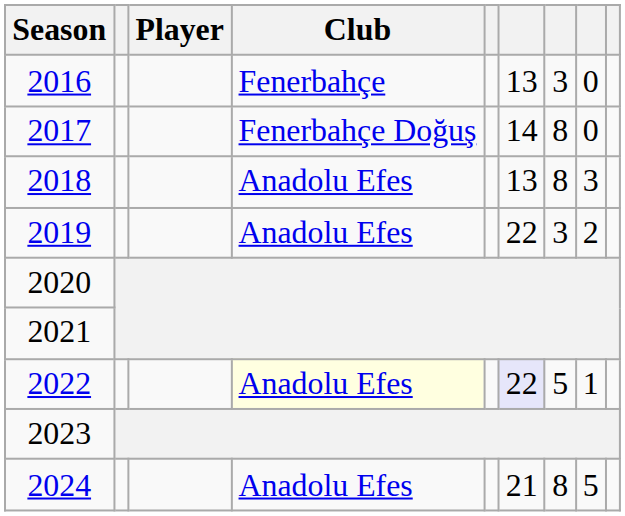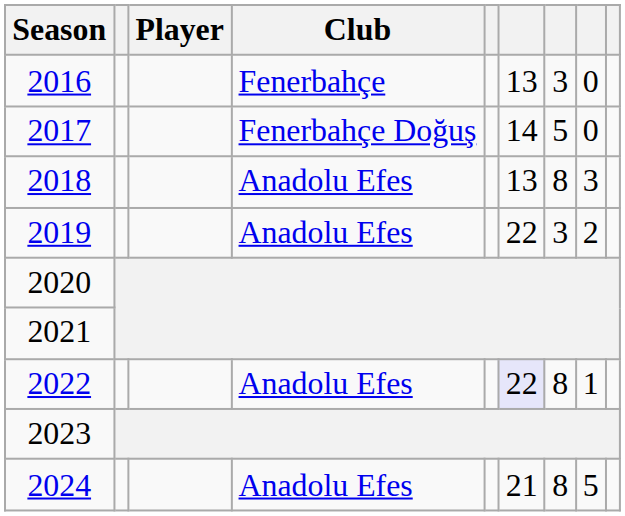(560, 130) 8 -> (560, 130) 5
(326, 383) lightyellow background -> (326, 383) no background
(560, 383) 5 -> (560, 383) 8
